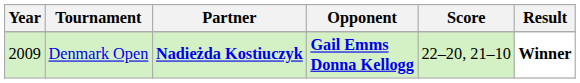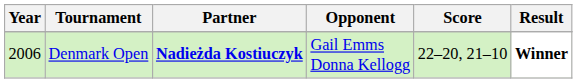(25, 54) 2009 -> (25, 54) 2006
(362, 54) bold -> (360, 54) normal
